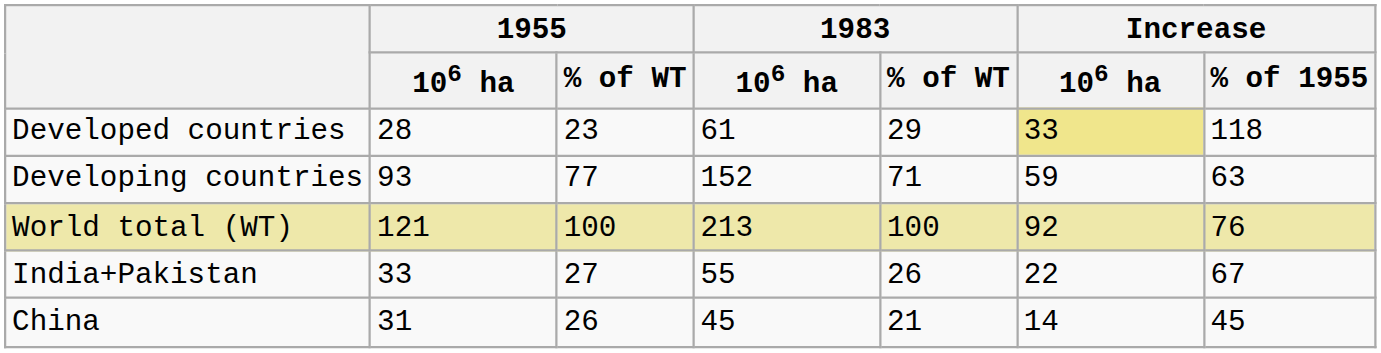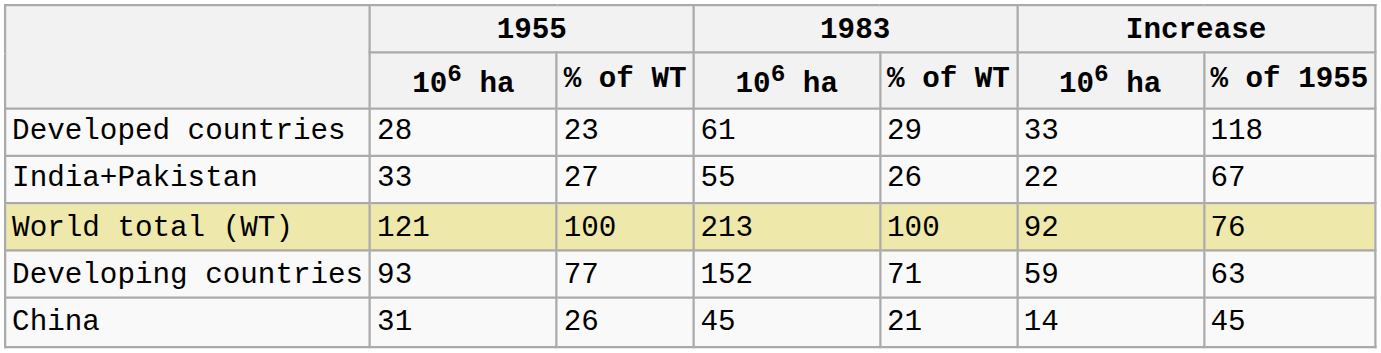(1041, 132) khaki background -> (1041, 132) no background
rows swapped: (188, 179) <-> (135, 275)
